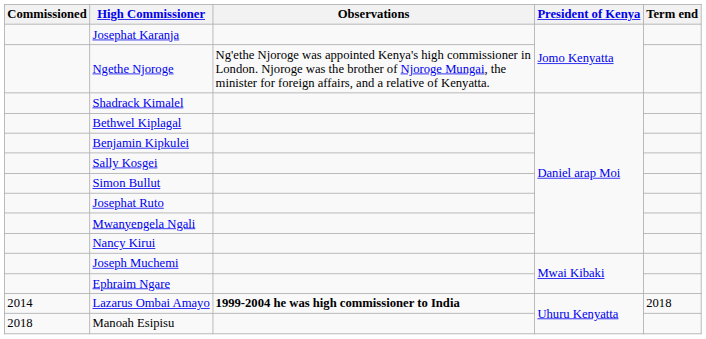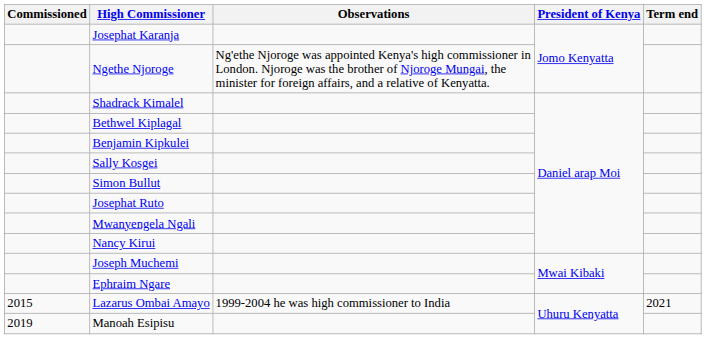(20, 303) 2014 -> (20, 303) 2015
(338, 303) bold -> (333, 303) normal
(659, 303) 2018 -> (659, 303) 2021
(20, 323) 2018 -> (20, 323) 2019
